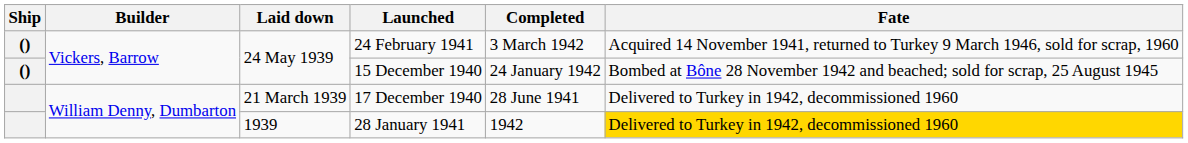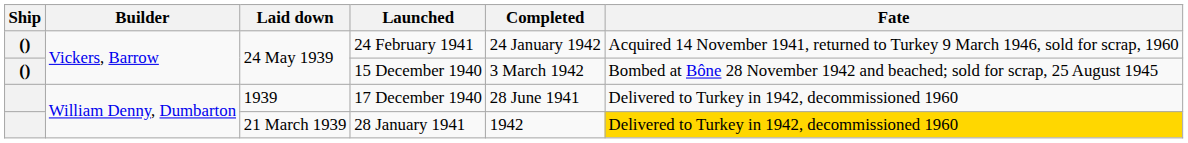(537, 44) 3 March 1942 -> (545, 44) 24 January 1942
(545, 71) 24 January 1942 -> (537, 71) 3 March 1942
(295, 97) 21 March 1939 -> (261, 97) 1939
(261, 124) 1939 -> (295, 124) 21 March 1939
